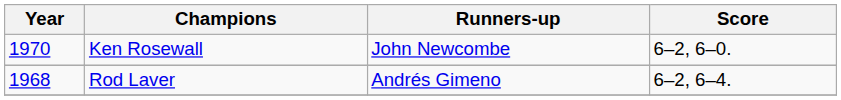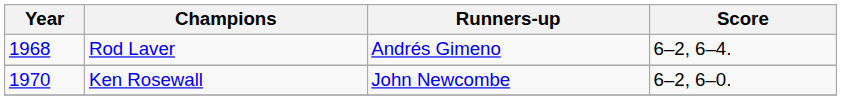rows swapped: (132, 79) <-> (146, 49)
